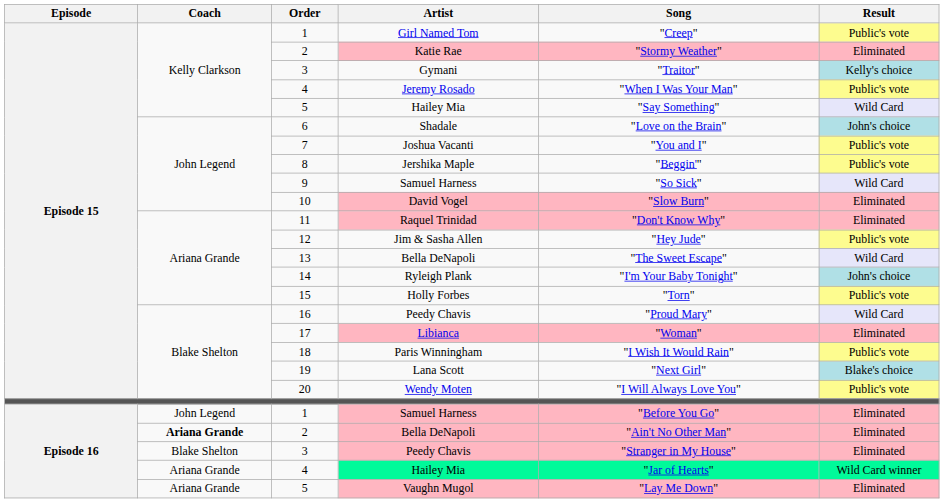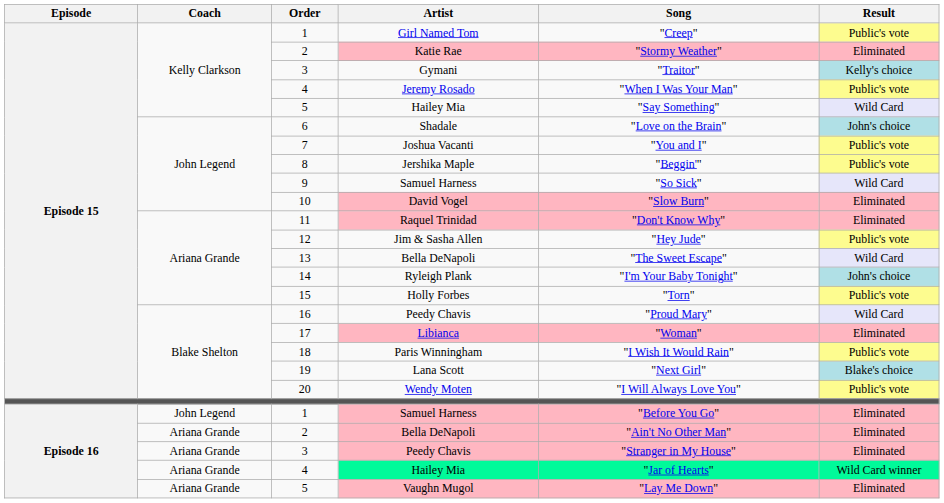(205, 432) bold -> (205, 432) normal
(205, 451) Blake Shelton -> (205, 451) Ariana Grande
